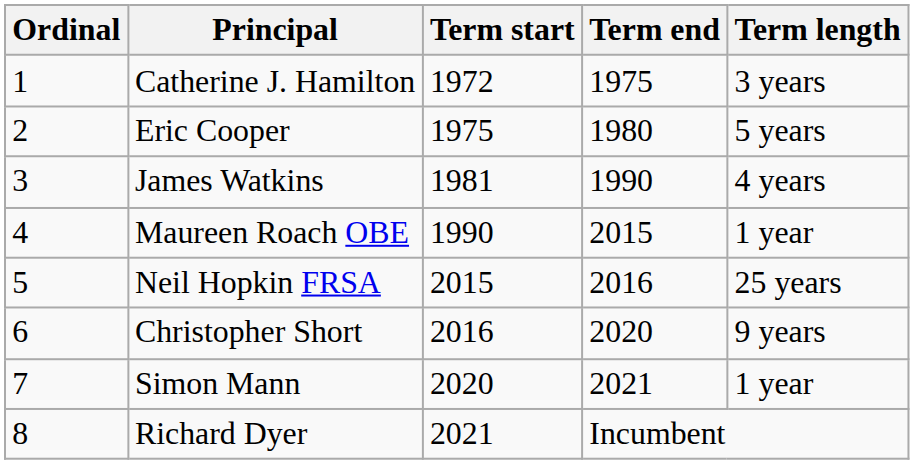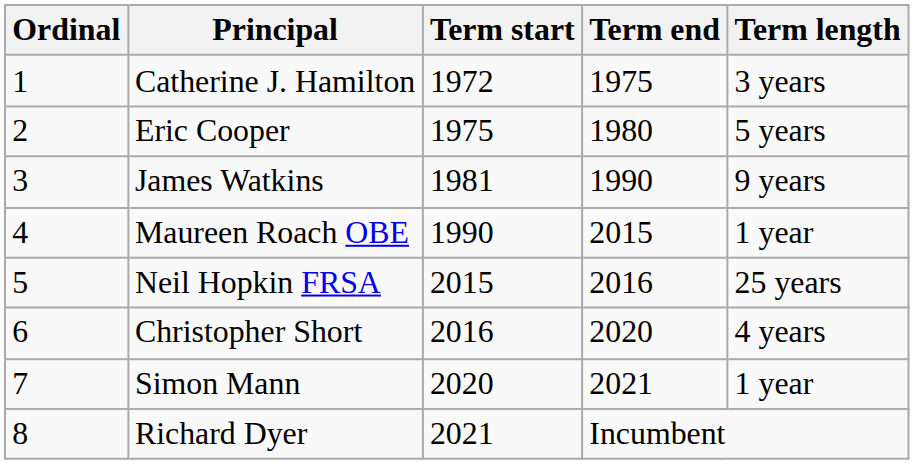(780, 181) 4 years -> (780, 181) 9 years
(780, 332) 9 years -> (780, 332) 4 years
